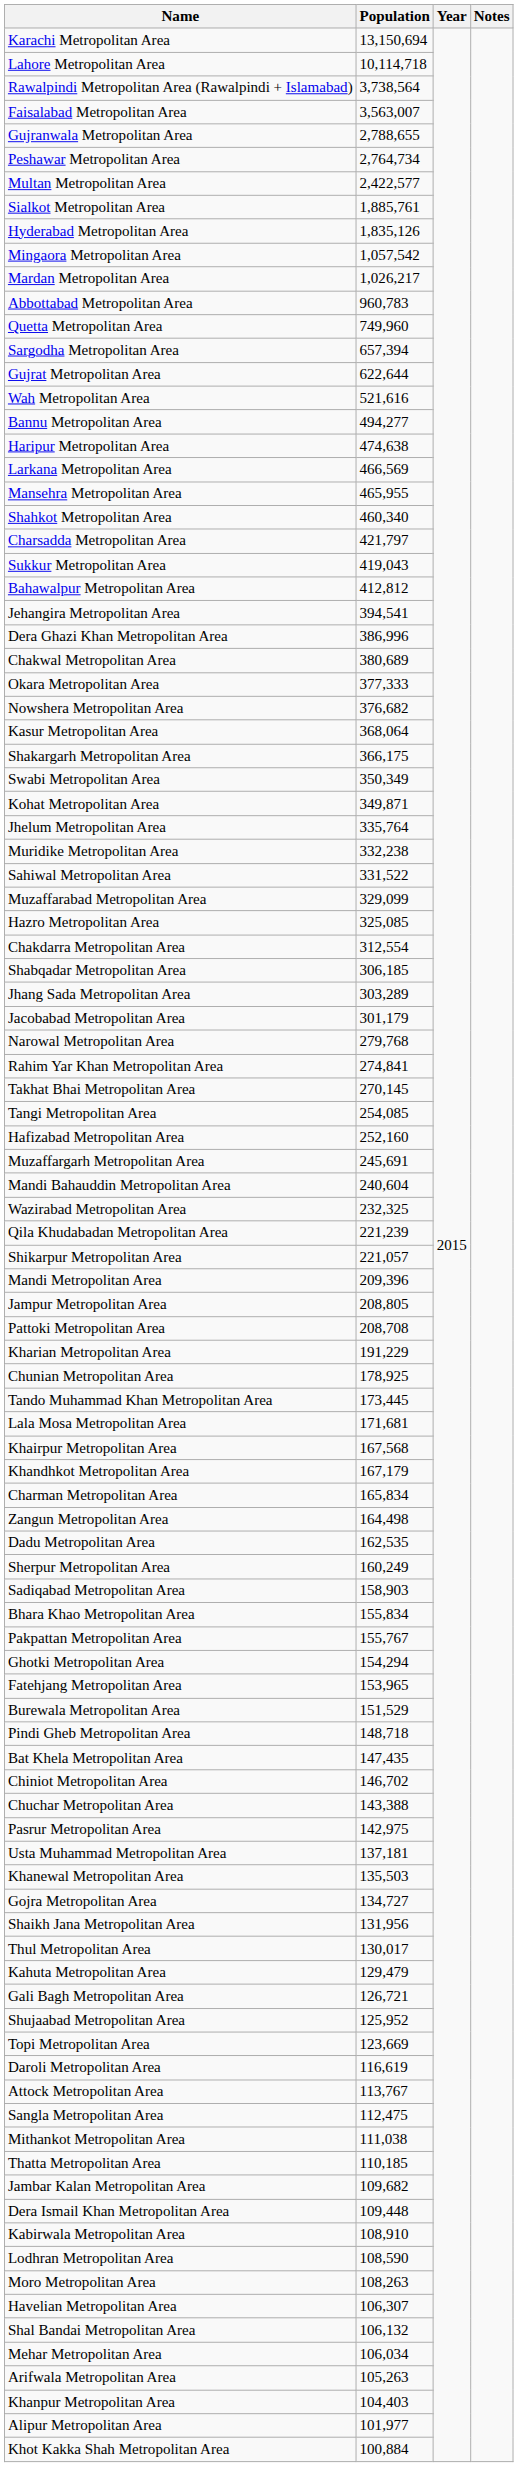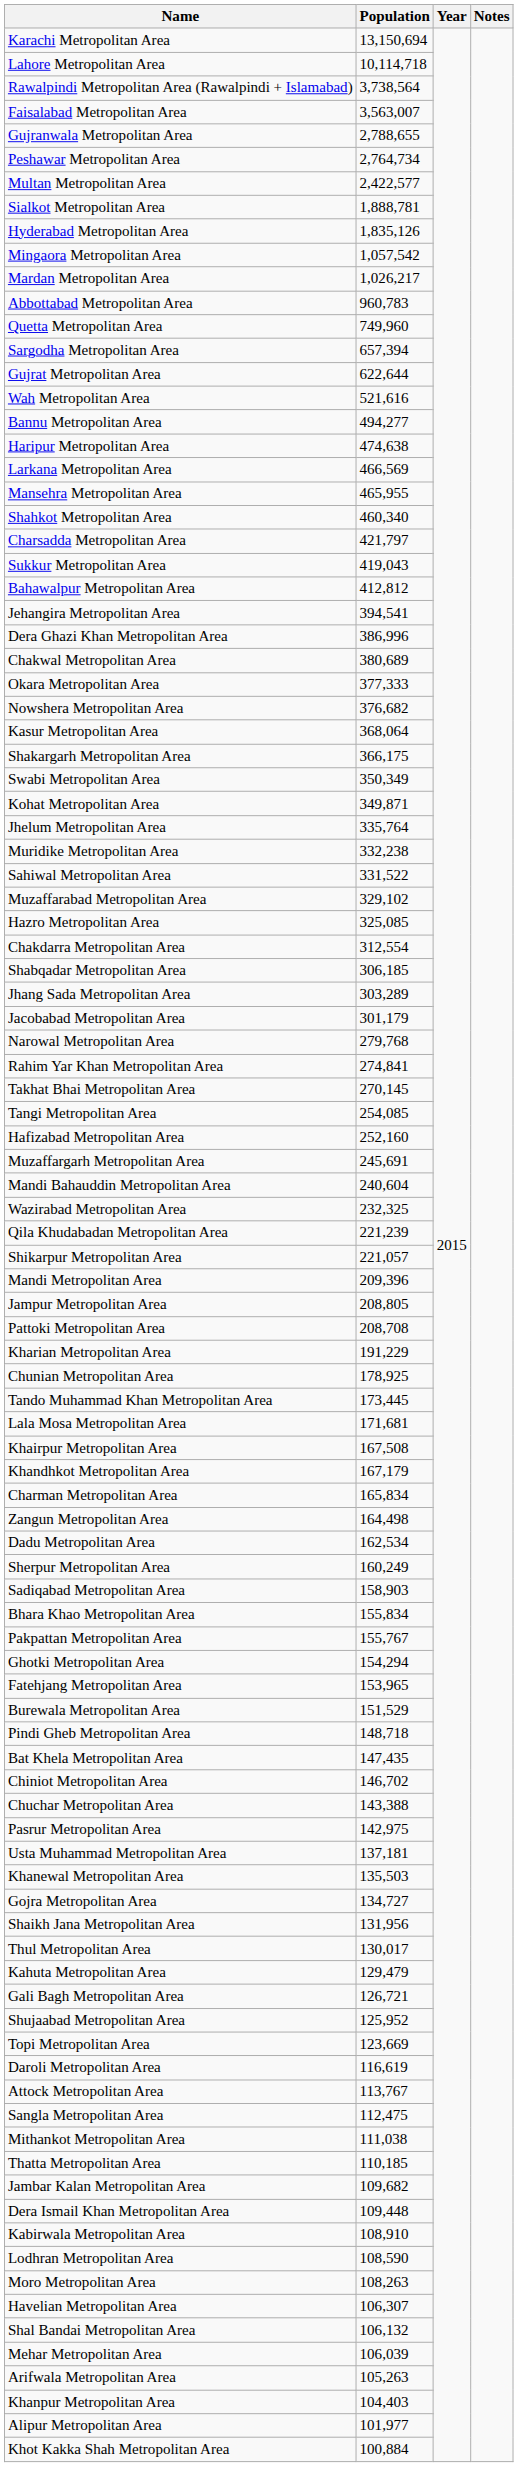(390, 207) 1,885,761 -> (390, 207) 1,888,781
(384, 898) 329,099 -> (384, 898) 329,102
(384, 1447) 167,568 -> (384, 1447) 167,508
(384, 1542) 162,535 -> (384, 1542) 162,534
(384, 2353) 106,034 -> (384, 2353) 106,039
